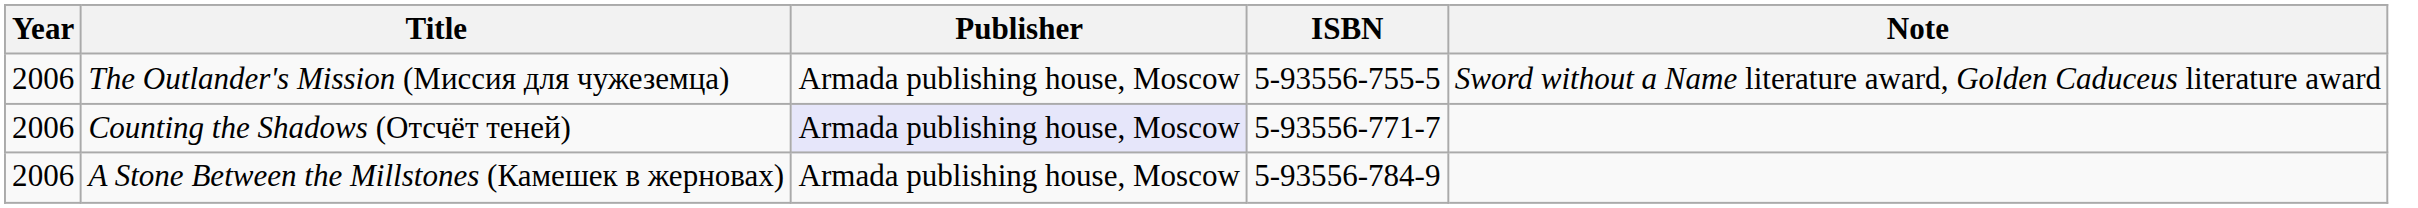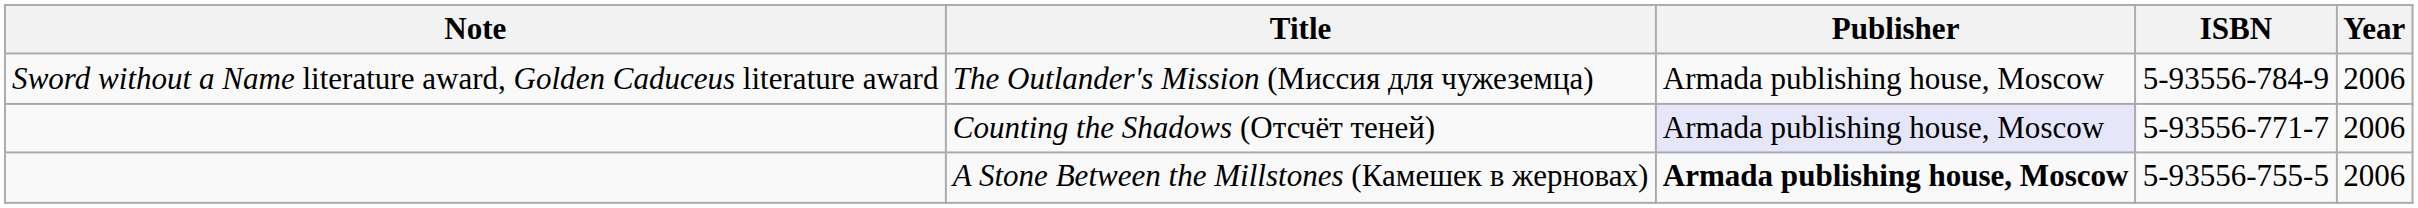columns swapped: (43, 29) <-> (1918, 29)
(1347, 78) 5-93556-755-5 -> (2236, 78) 5-93556-784-9
(1019, 176) normal -> (1896, 176) bold
(1347, 176) 5-93556-784-9 -> (2236, 176) 5-93556-755-5
